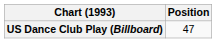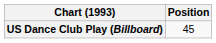(189, 29) 47 -> (189, 29) 45
